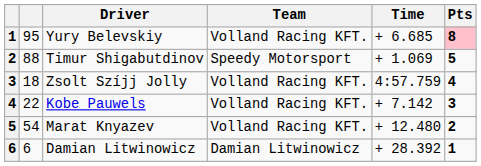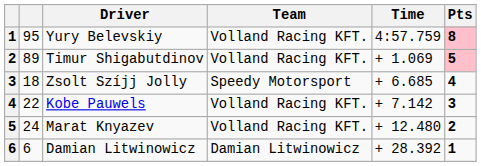(404, 38) + 6.685 -> (408, 38) 4:57.759
(31, 61) 88 -> (31, 61) 89
(281, 61) Speedy Motorsport -> (289, 61) Volland Racing KFT.
(452, 61) no background -> (452, 61) pink background
(289, 83) Volland Racing KFT. -> (281, 83) Speedy Motorsport
(408, 83) 4:57.759 -> (404, 83) + 6.685
(31, 128) 54 -> (31, 128) 24
